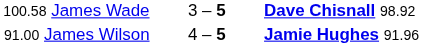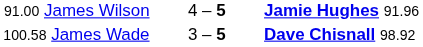rows swapped: (76, 10) <-> (77, 34)
